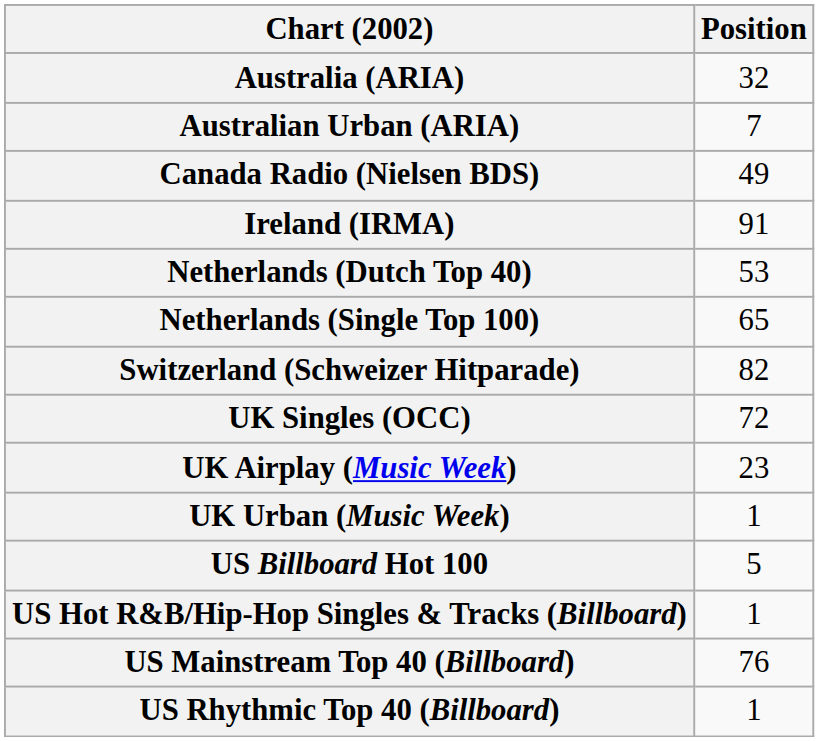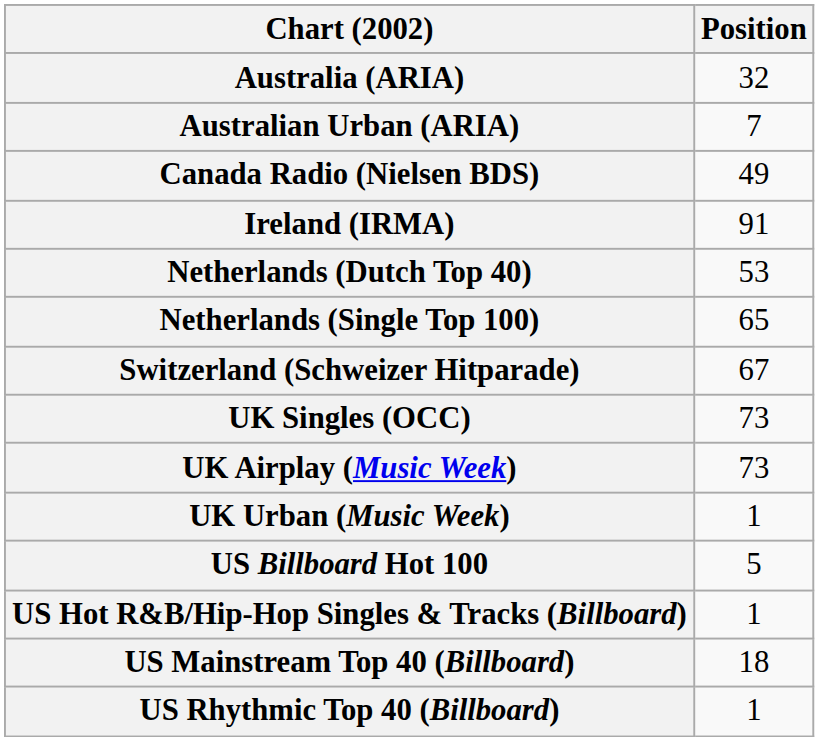(754, 369) 82 -> (754, 369) 67
(754, 418) 72 -> (754, 418) 73
(754, 467) 23 -> (754, 467) 73
(754, 662) 76 -> (754, 662) 18
